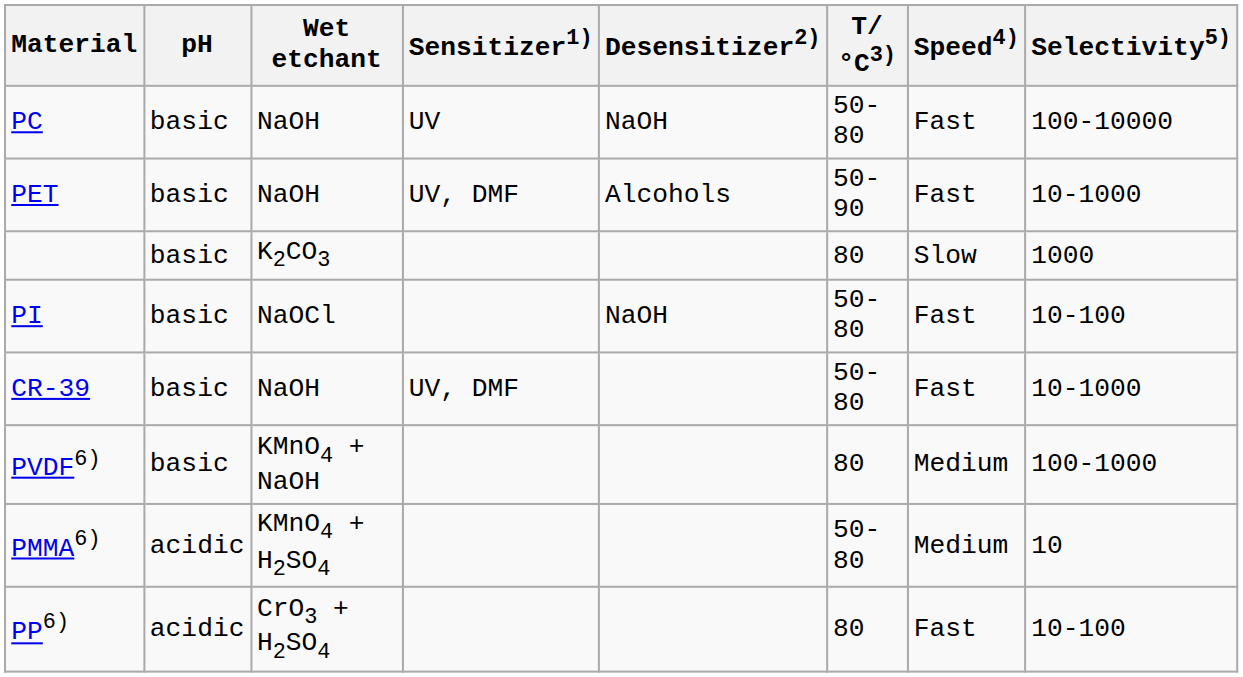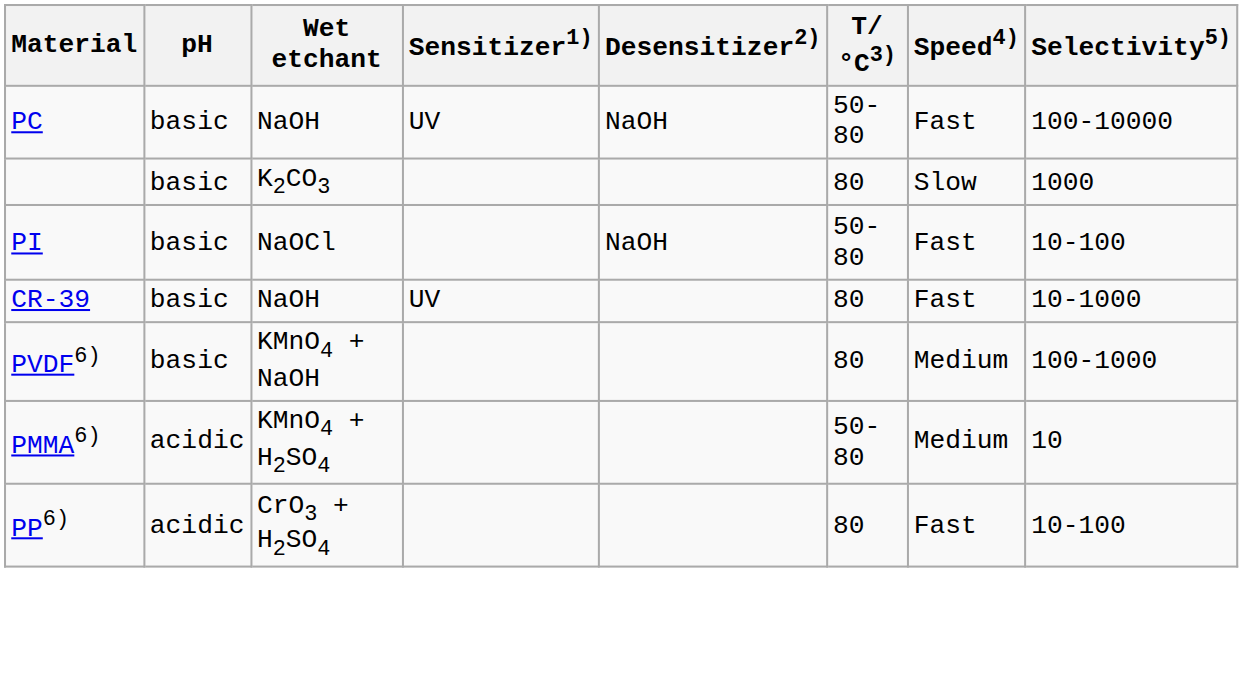- row: (35, 194)
(464, 389) UV, DMF -> (424, 300) UV
(857, 389) 50-80 -> (849, 300) 80
